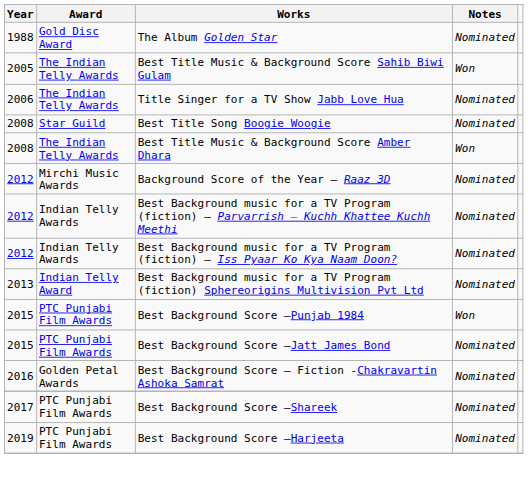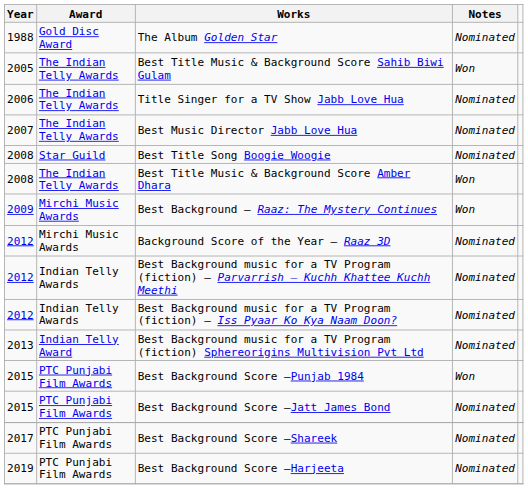+ row: (247, 130)
+ row: (287, 210)
- row: (287, 376)
